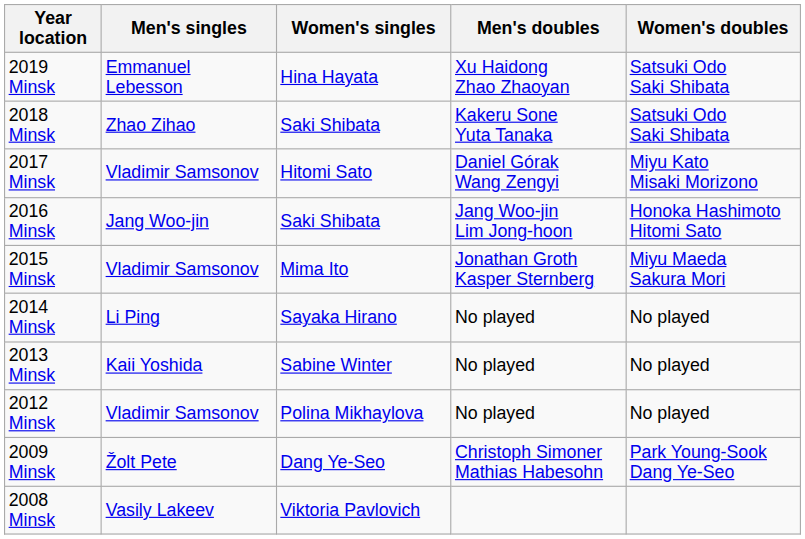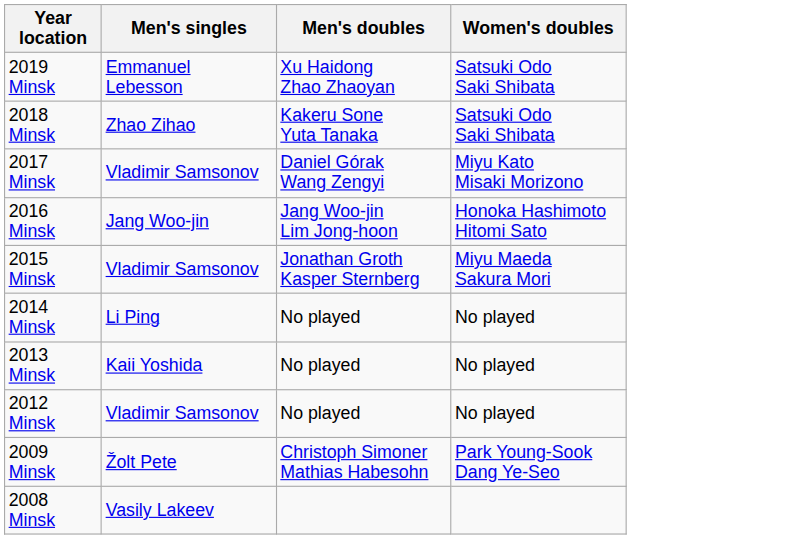- column: (364, 28)
